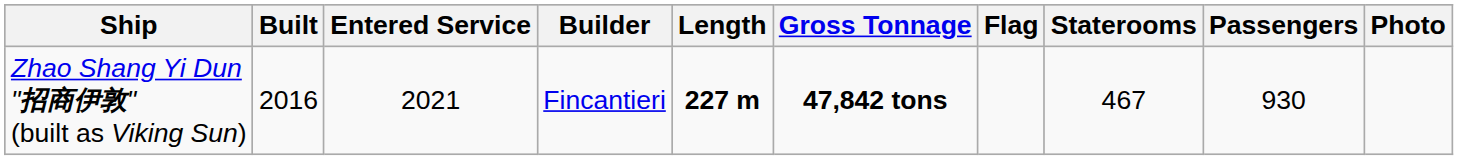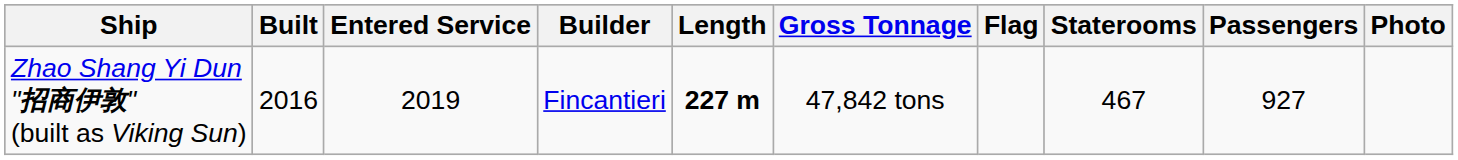(431, 100) 2021 -> (431, 100) 2019
(875, 100) bold -> (875, 100) normal
(1284, 100) 930 -> (1284, 100) 927
